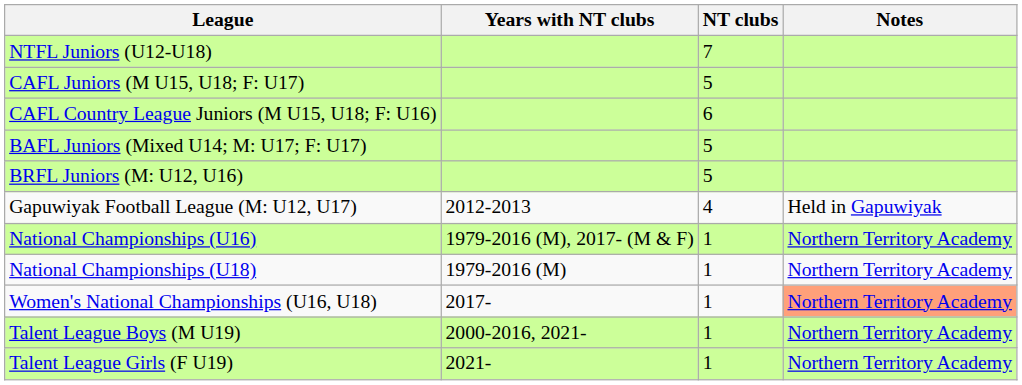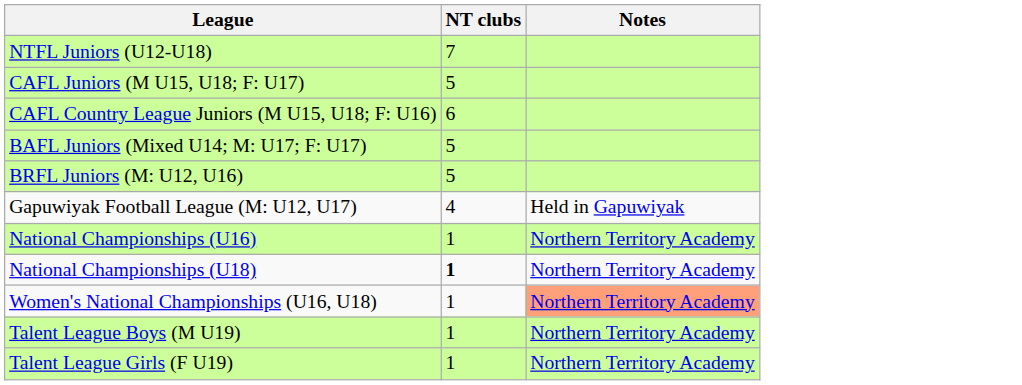- column: (570, 20)
(708, 269) normal -> (450, 269) bold
